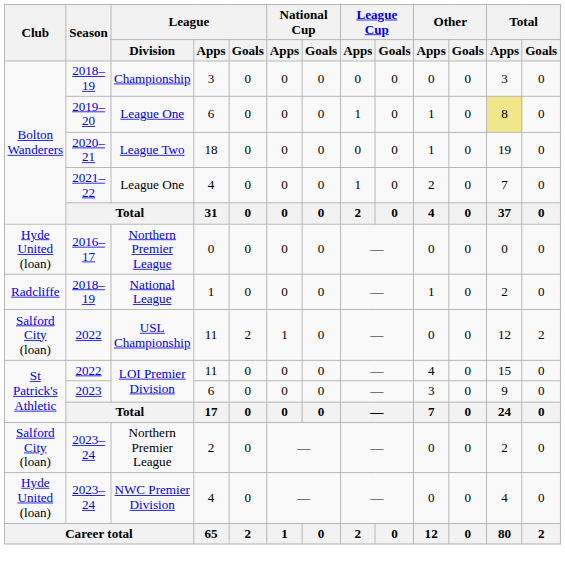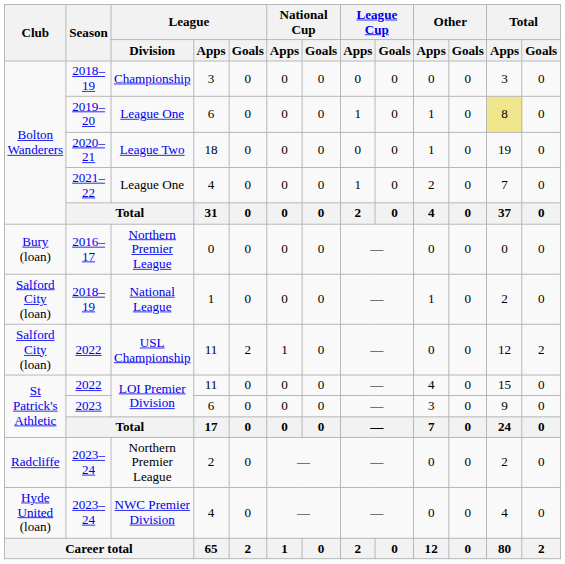(35, 249) Hyde United (loan) -> (35, 249) Bury (loan)
(35, 292) Radcliffe -> (35, 299) Salford City (loan)
(35, 447) Salford City (loan) -> (35, 462) Radcliffe
